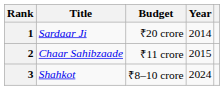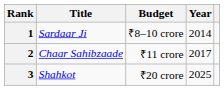(162, 33) ₹20 crore -> (156, 33) ₹8–10 crore
(200, 53) 2015 -> (200, 53) 2017
(156, 75) ₹8–10 crore -> (162, 75) ₹20 crore
(200, 74) 2024 -> (200, 74) 2025
